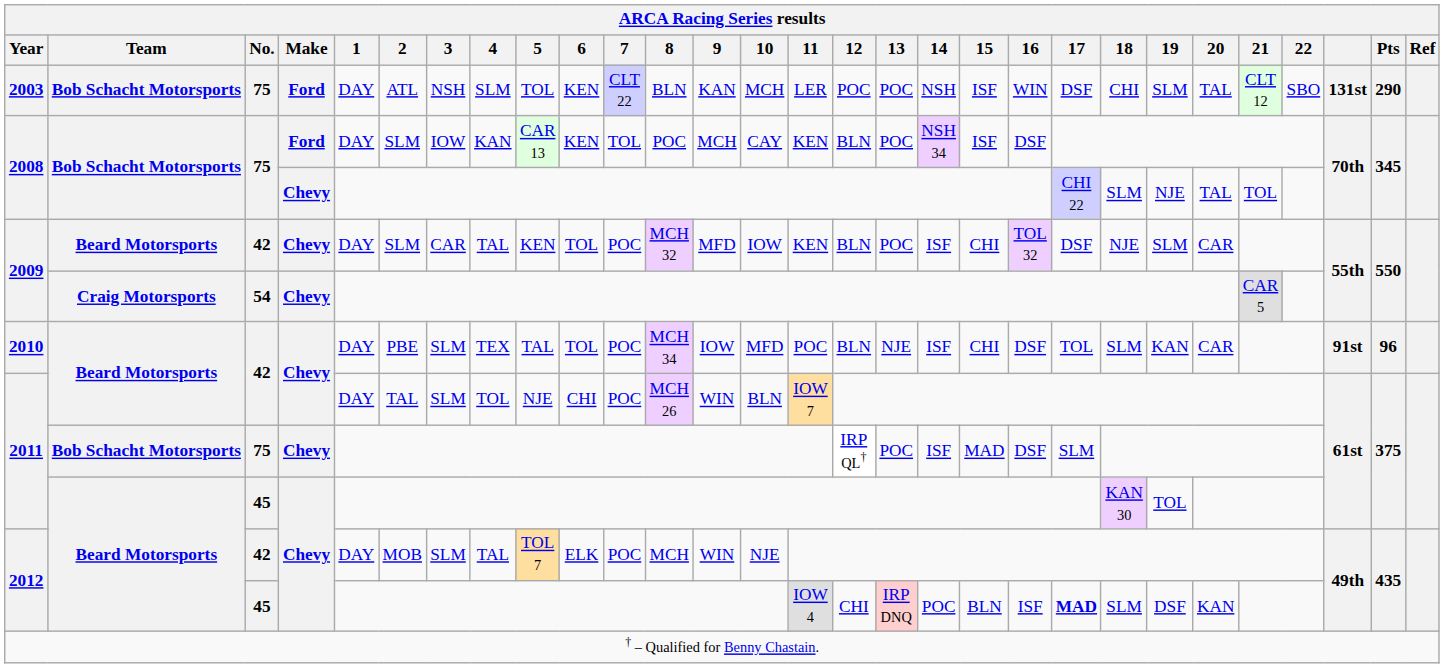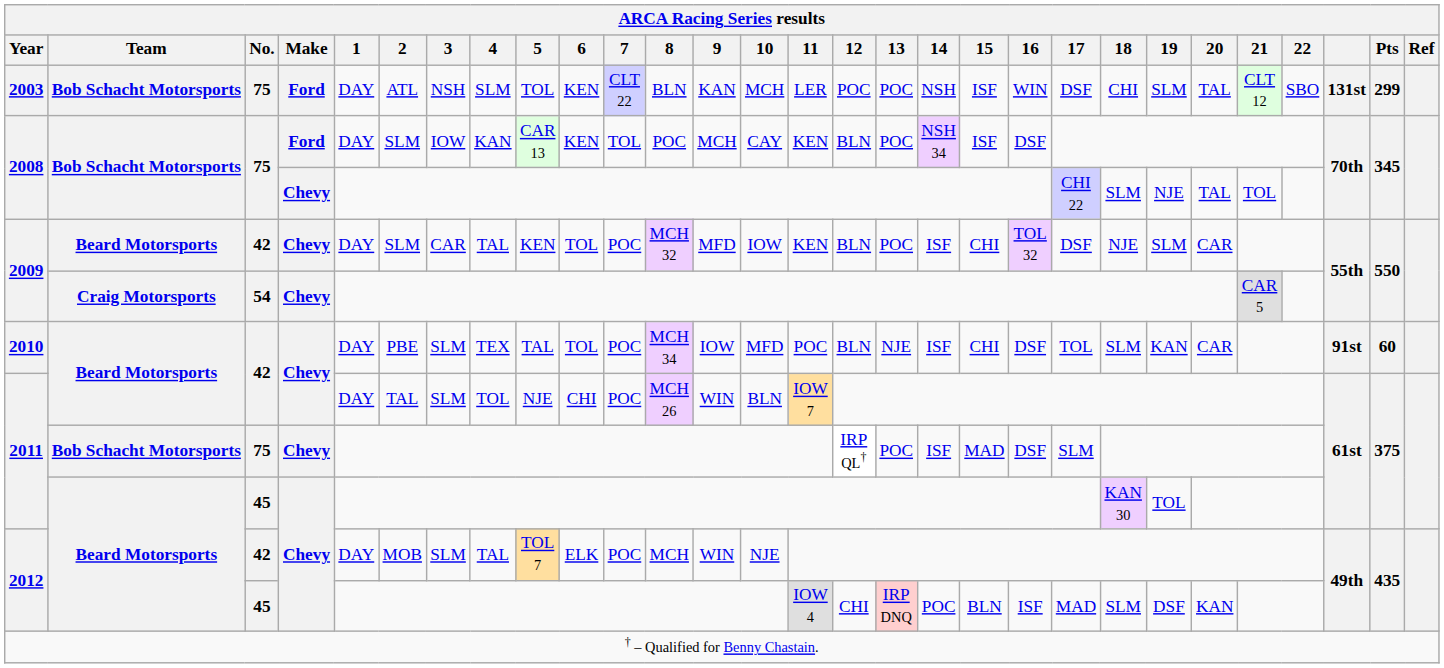(1388, 90) 290 -> (1387, 90) 299
(1388, 347) 96 -> (1387, 347) 60
(1076, 605) bold -> (1076, 605) normal
